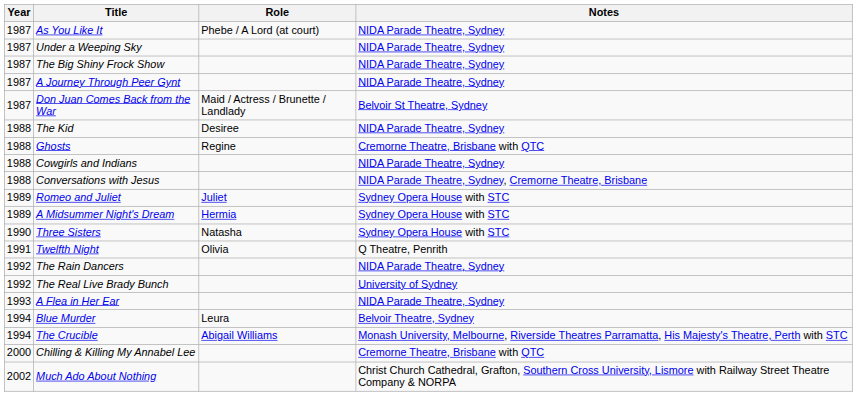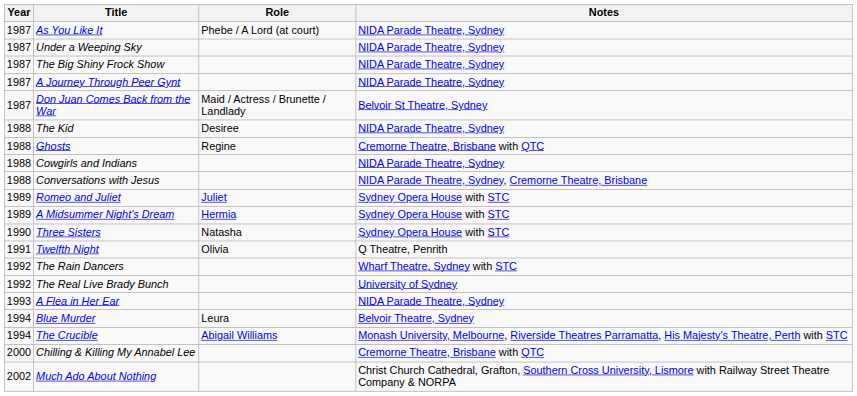(431, 266) NIDA Parade Theatre, Sydney -> (438, 266) Wharf Theatre, Sydney with STC
